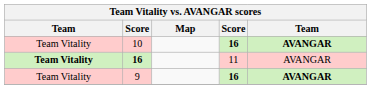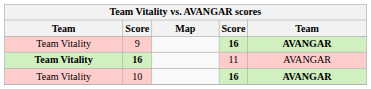rows swapped: (137, 76) <-> (137, 44)
